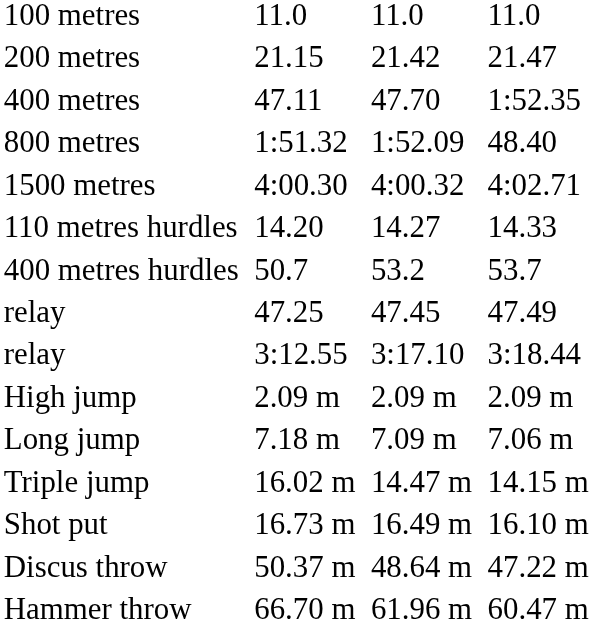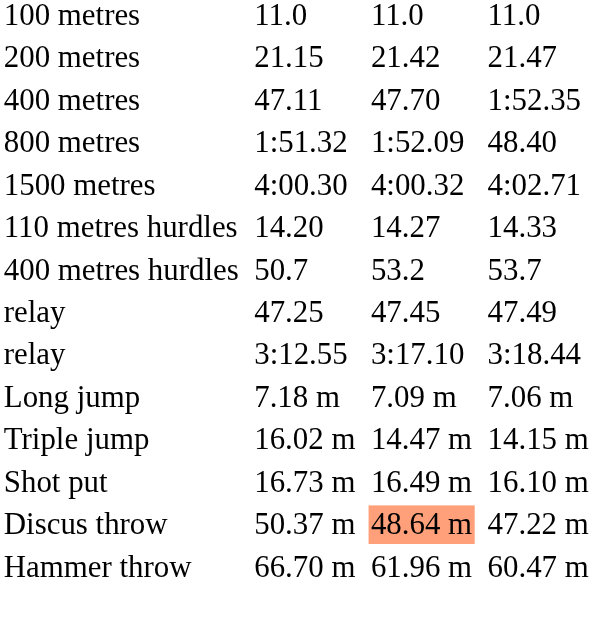- row: (70, 396)
(421, 566) no background -> (421, 524) lightsalmon background
